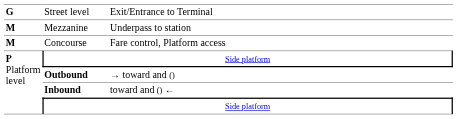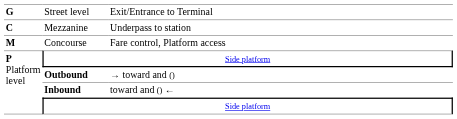(11, 27) M -> (9, 27) C
